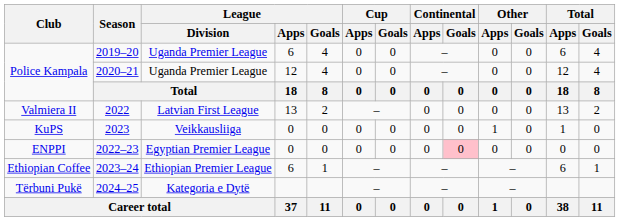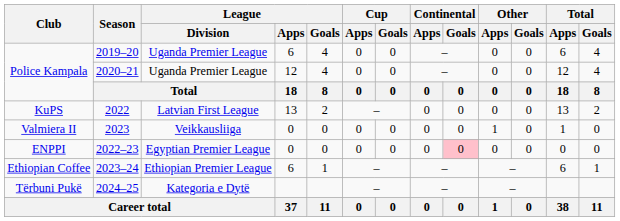(49, 110) Valmiera II -> (49, 110) KuPS
(49, 129) KuPS -> (49, 129) Valmiera II
